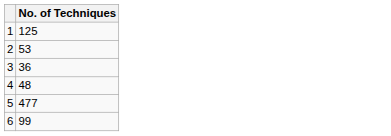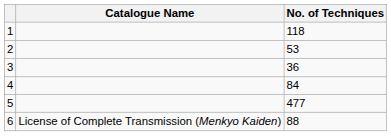+ column: (150, 13)
(28, 31) 125 -> (295, 31) 118
(25, 85) 48 -> (293, 85) 84
(25, 121) 99 -> (293, 121) 88
